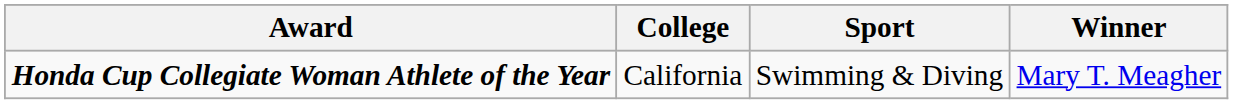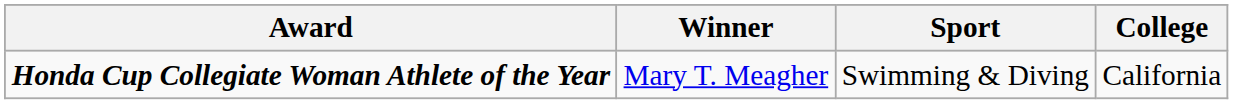columns swapped: (1119, 27) <-> (683, 27)
